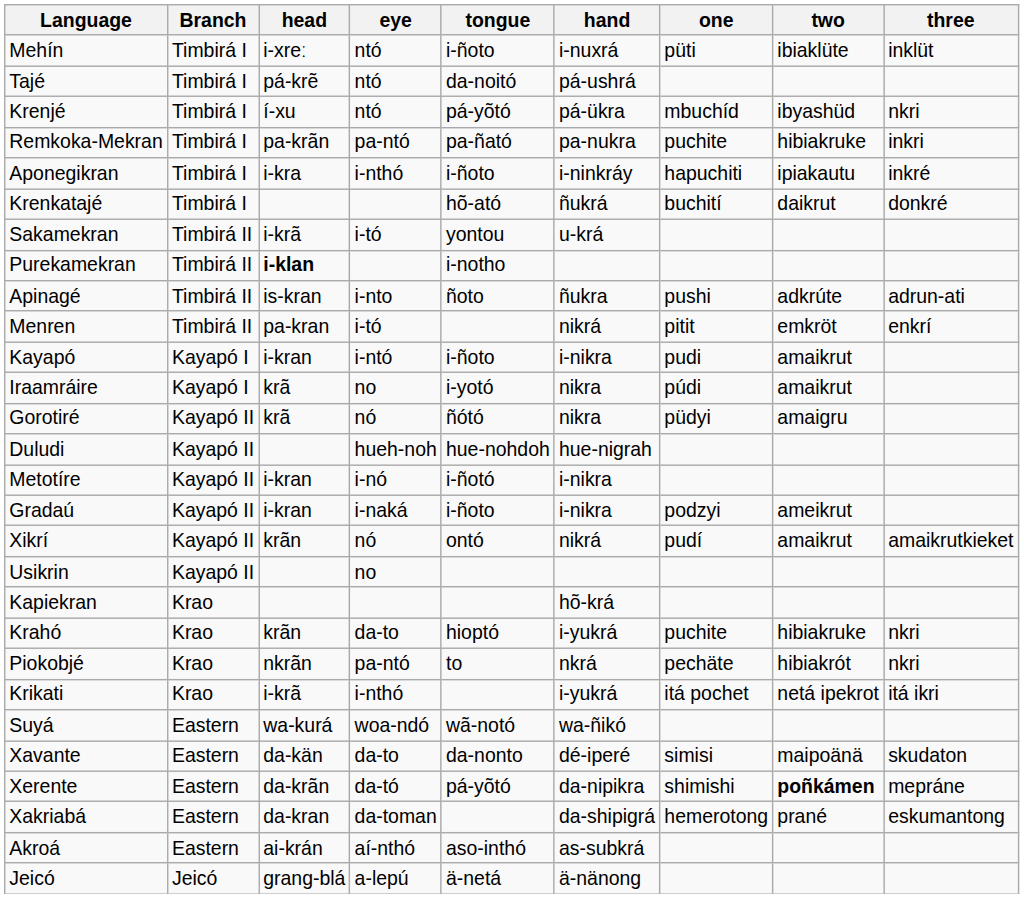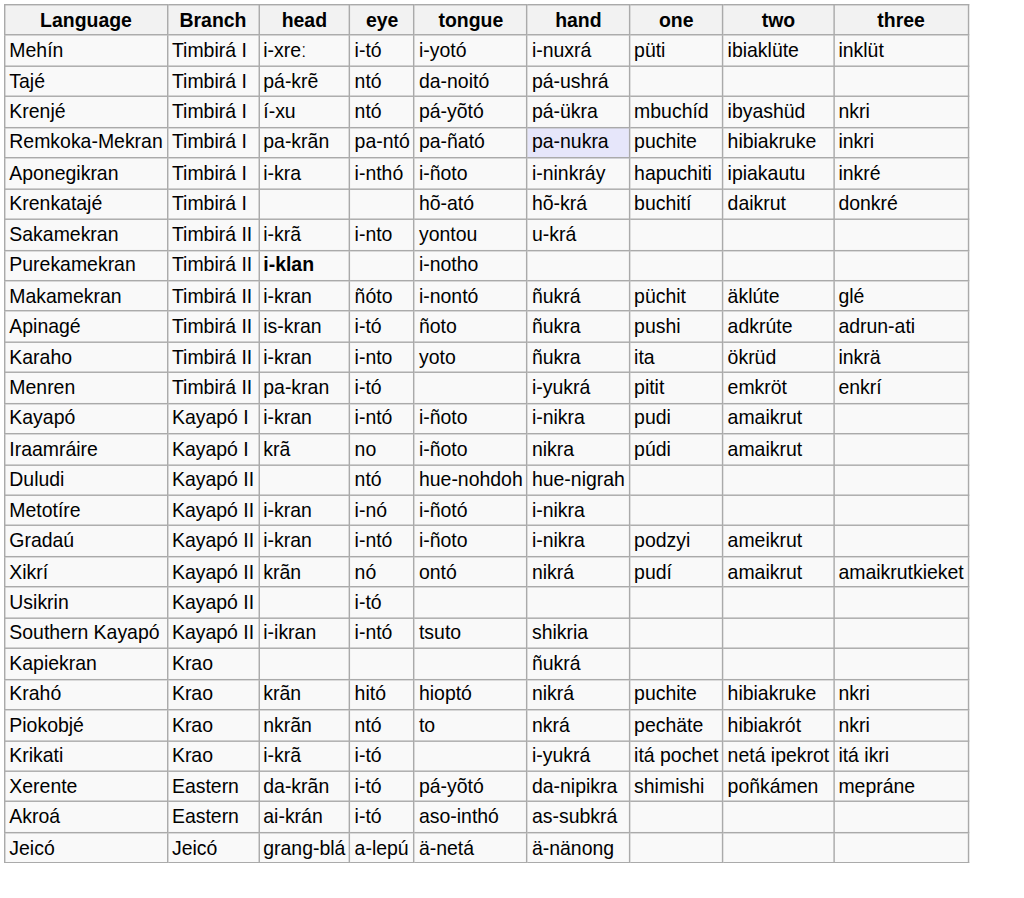(368, 50) ntó -> (368, 50) i-tó
(470, 50) i-ñoto -> (443, 50) i-yotó
(597, 142) no background -> (570, 142) lavender background
(583, 204) ñukrá -> (559, 204) hõ-krá
(368, 234) i-tó -> (374, 234) i-nto
+ row: (66, 296)
(374, 296) i-nto -> (368, 326) i-tó
+ row: (41, 357)
(580, 326) nikrá -> (561, 388) i-yukrá
(470, 388) i-yotó -> (443, 449) i-ñoto
- row: (44, 418)
(396, 449) hueh-noh -> (368, 479) ntó
(381, 510) i-naká -> (374, 541) i-ntó
(365, 571) no -> (368, 602) i-tó
+ row: (84, 633)
(587, 602) hõ-krá -> (556, 663) ñukrá
(377, 633) da-to -> (370, 694) hitó
(588, 633) i-yukrá -> (553, 694) nikrá
(382, 663) pa-ntó -> (368, 725) ntó
(379, 694) i-nthó -> (368, 755) i-tó
- row: (31, 725)
- row: (45, 755)
(377, 786) da-tó -> (368, 786) i-tó
(826, 786) bold -> (773, 786) normal
- row: (48, 817)
(385, 847) aí-nthó -> (368, 817) i-tó
